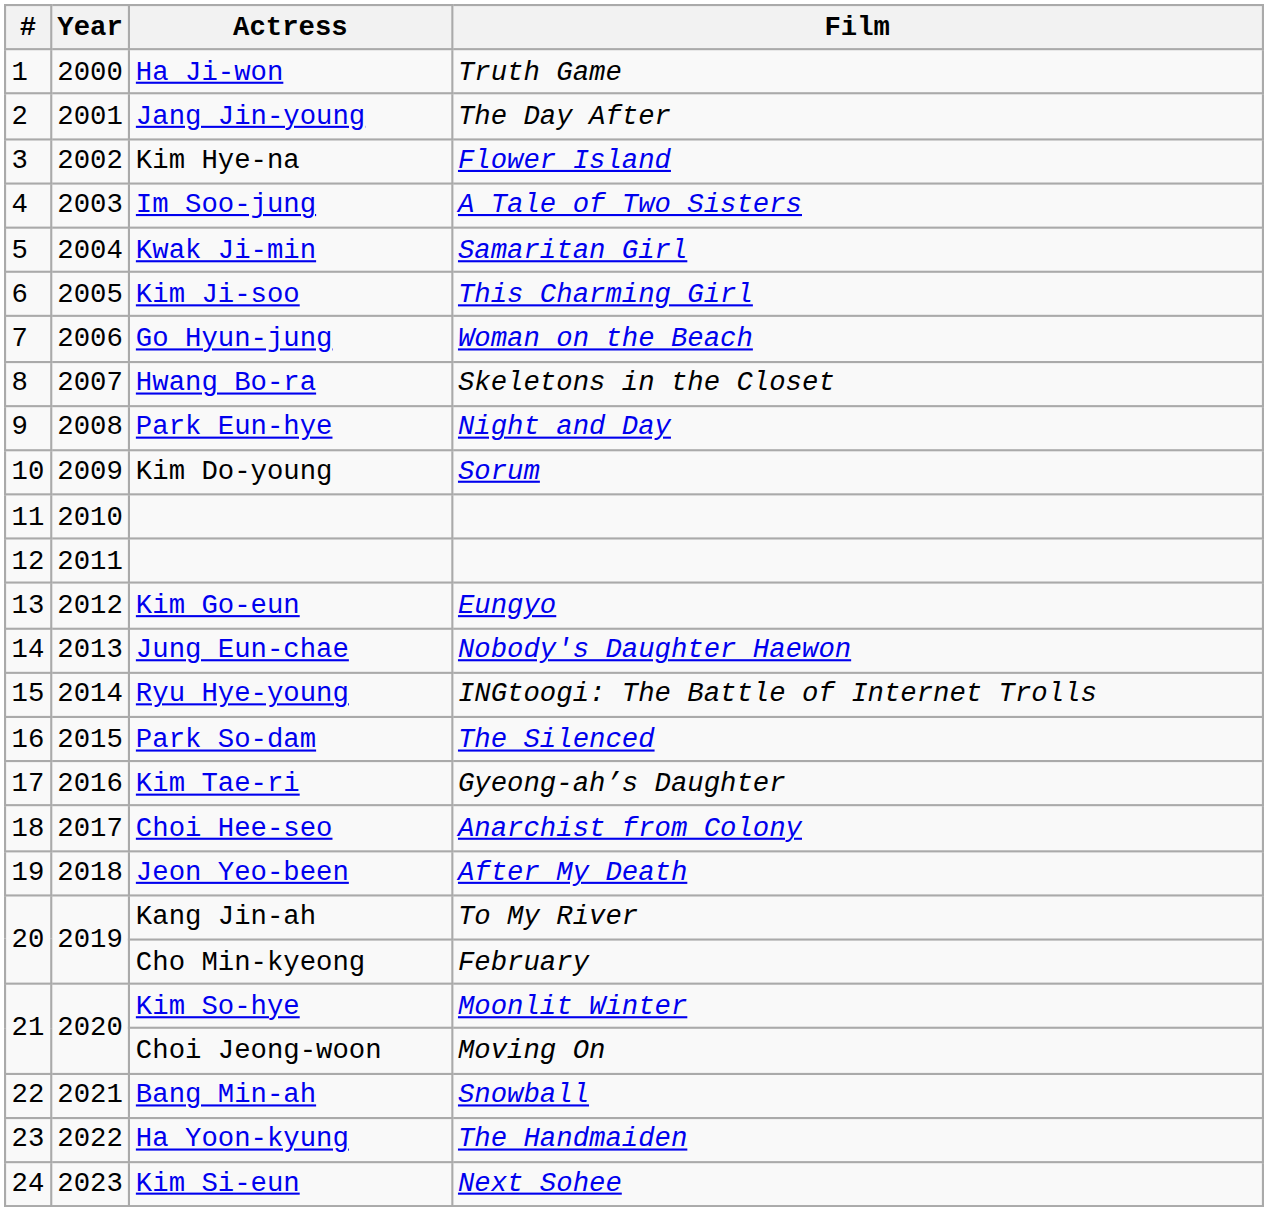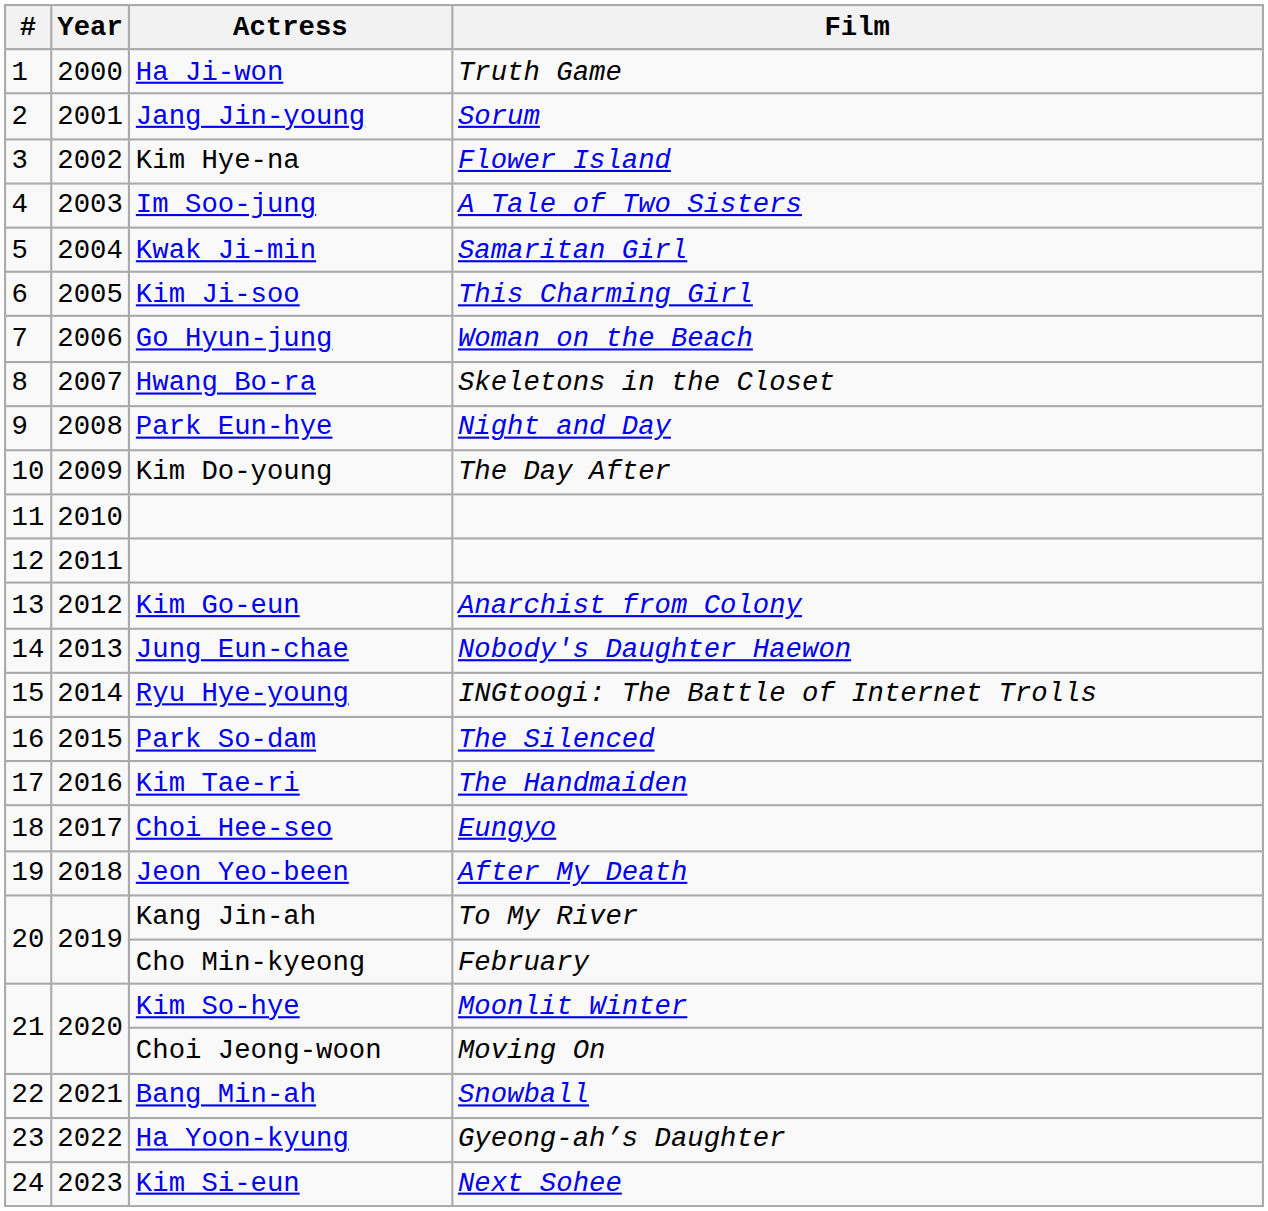(564, 116) The Day After -> (499, 116) Sorum
(499, 472) Sorum -> (564, 472) The Day After
(507, 606) Eungyo -> (630, 606) Anarchist from Colony
(622, 784) Gyeong-ah’s Daughter -> (573, 784) The Handmaiden
(630, 828) Anarchist from Colony -> (507, 828) Eungyo
(573, 1140) The Handmaiden -> (622, 1140) Gyeong-ah’s Daughter
